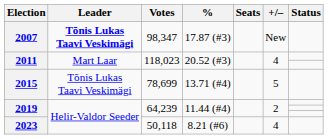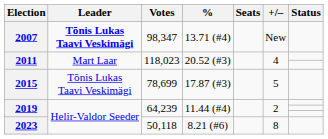(208, 36) 17.87 (#3) -> (208, 36) 13.71 (#4)
(208, 84) 13.71 (#4) -> (208, 84) 17.87 (#3)
(276, 125) 4 -> (276, 125) 8
